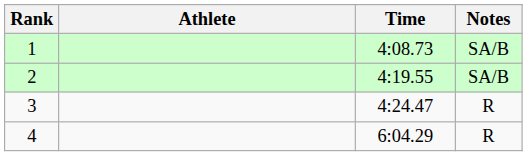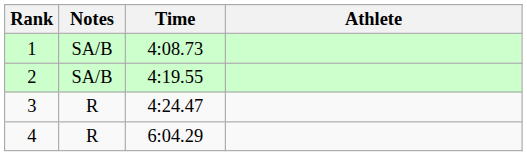columns swapped: (207, 19) <-> (489, 19)
